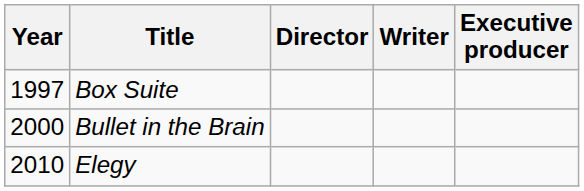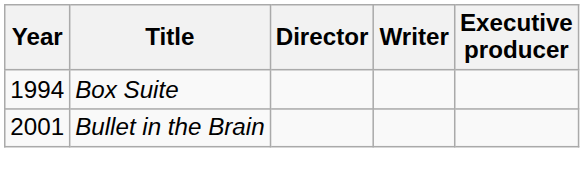(37, 89) 1997 -> (37, 89) 1994
(37, 127) 2000 -> (37, 127) 2001
- row: (105, 165)
